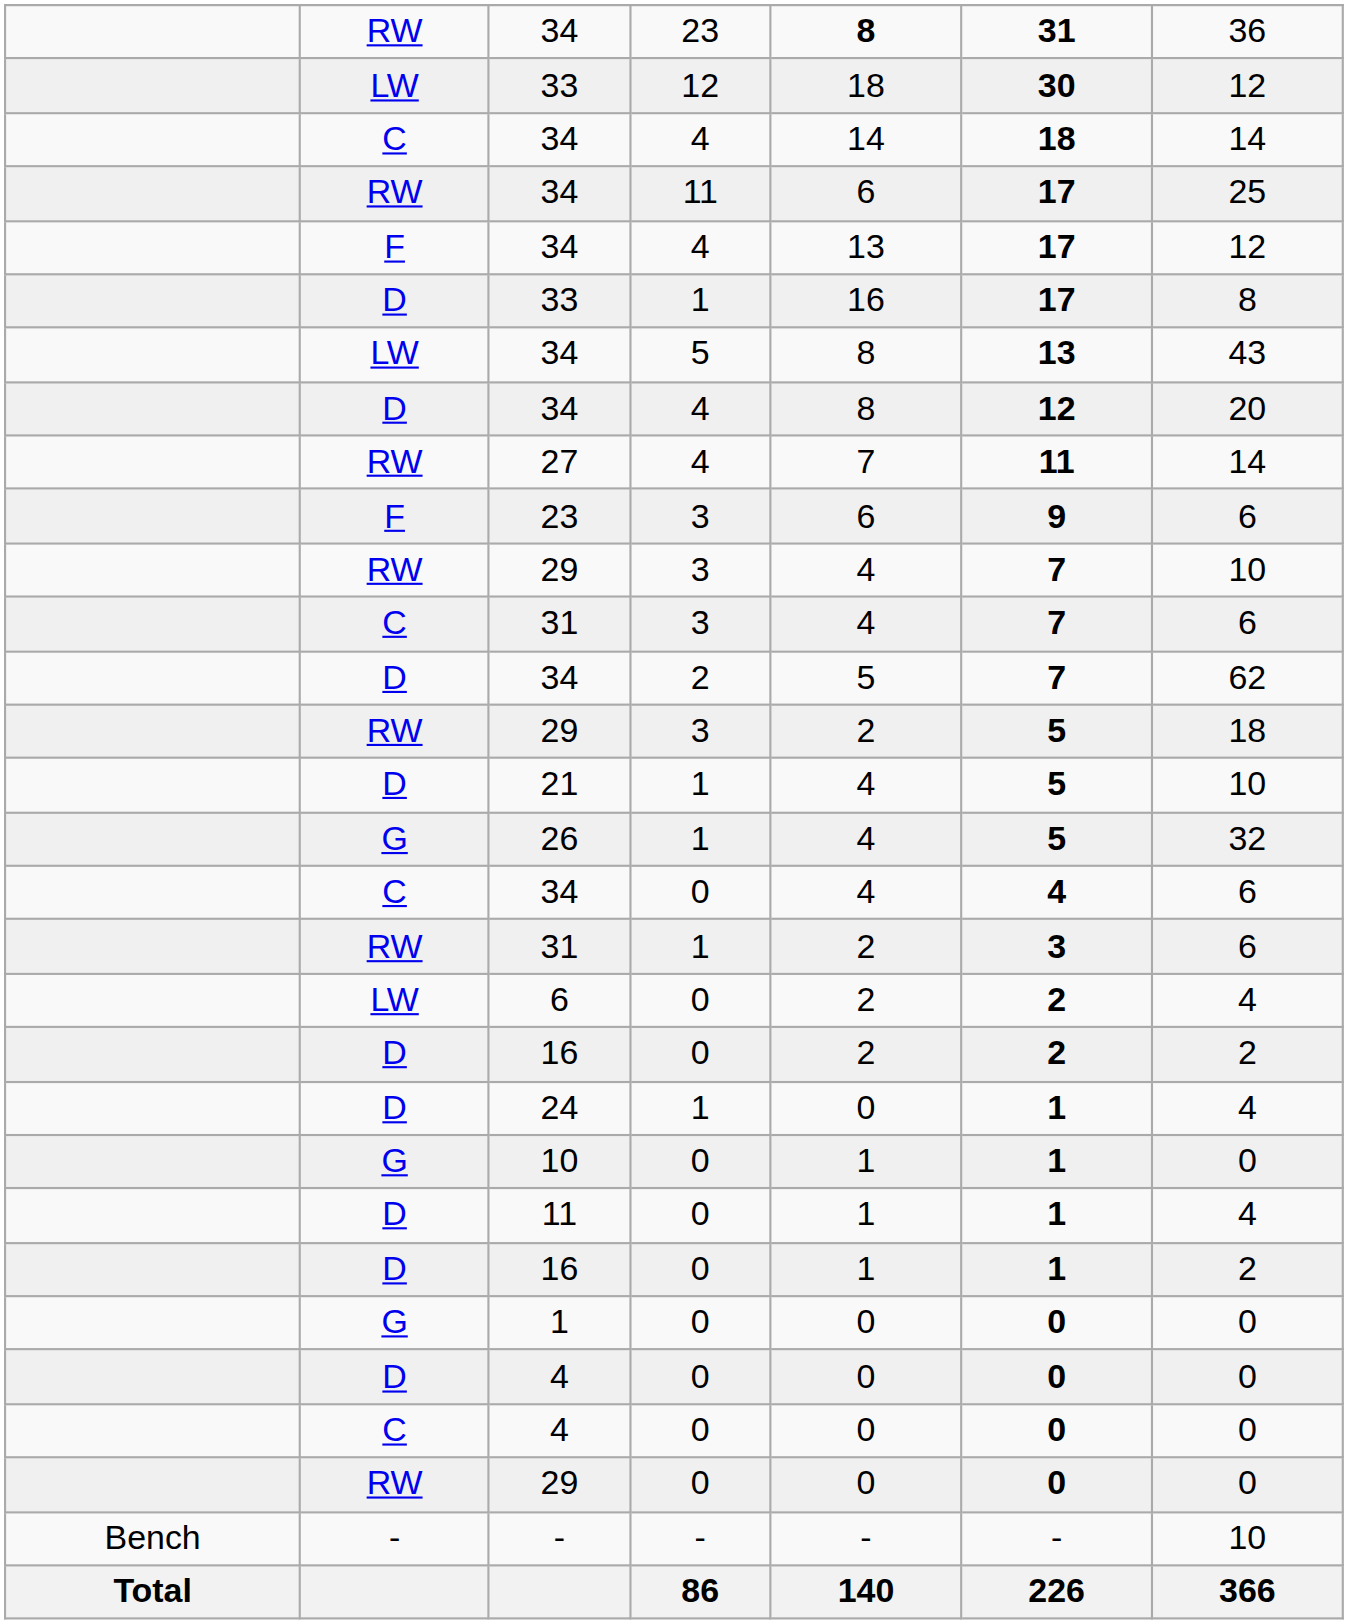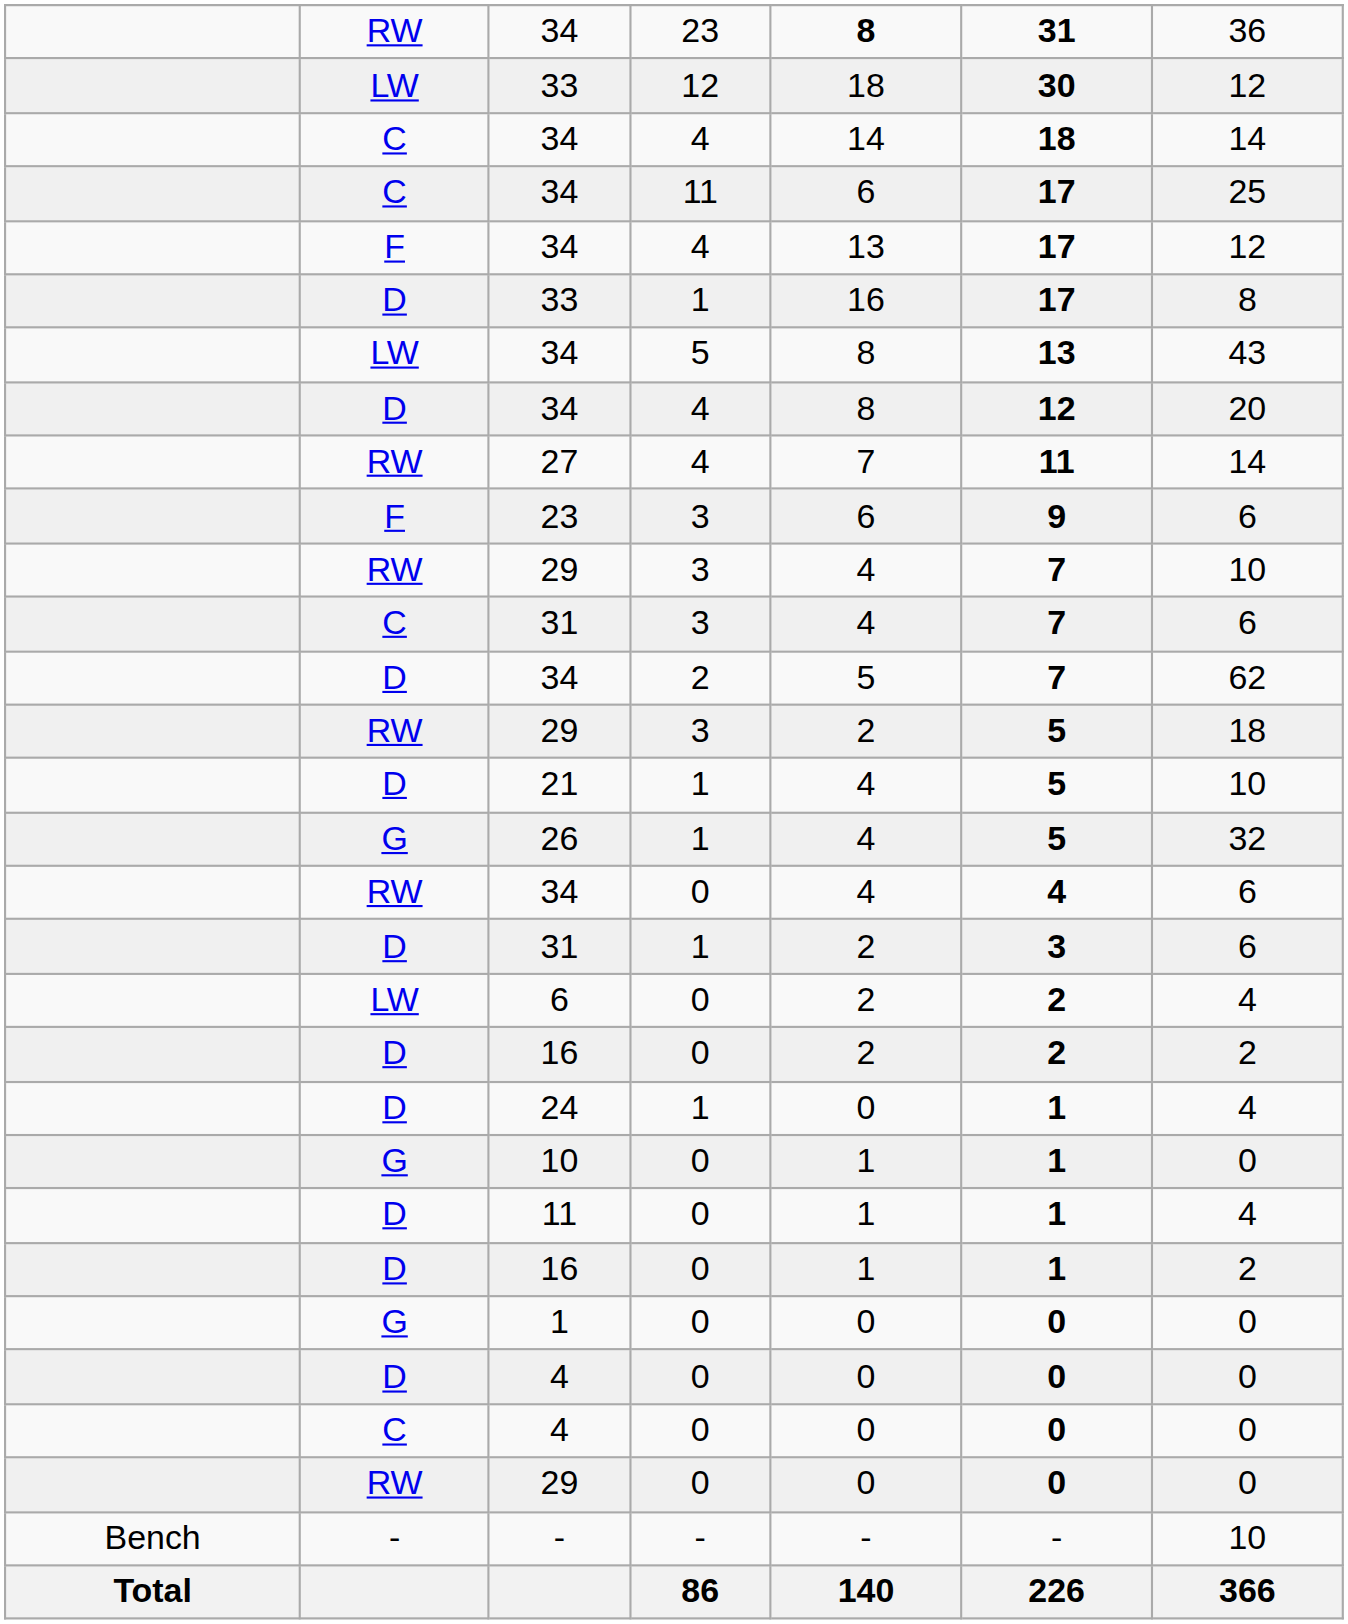(395, 192) RW -> (395, 192) C
(395, 892) C -> (395, 892) RW
(395, 945) RW -> (395, 945) D
